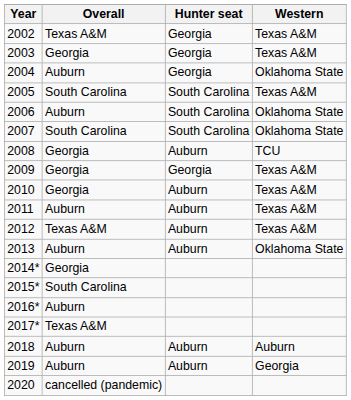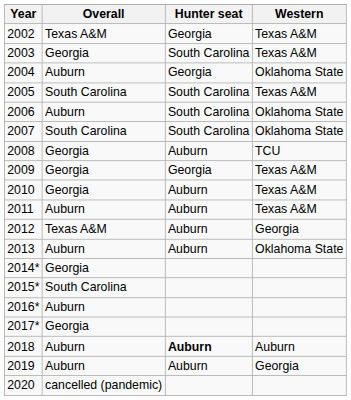(190, 53) Georgia -> (209, 53) South Carolina
(286, 229) Texas A&M -> (277, 229) Georgia
(76, 326) Texas A&M -> (67, 326) Georgia
(188, 346) normal -> (190, 346) bold
